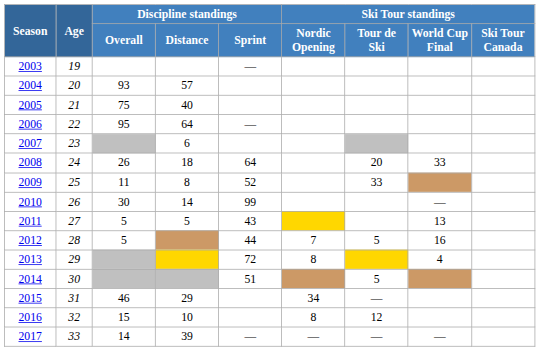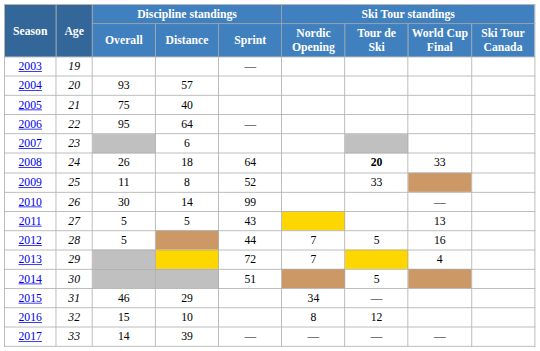(377, 163) normal -> (377, 163) bold
(313, 259) 8 -> (313, 259) 7
